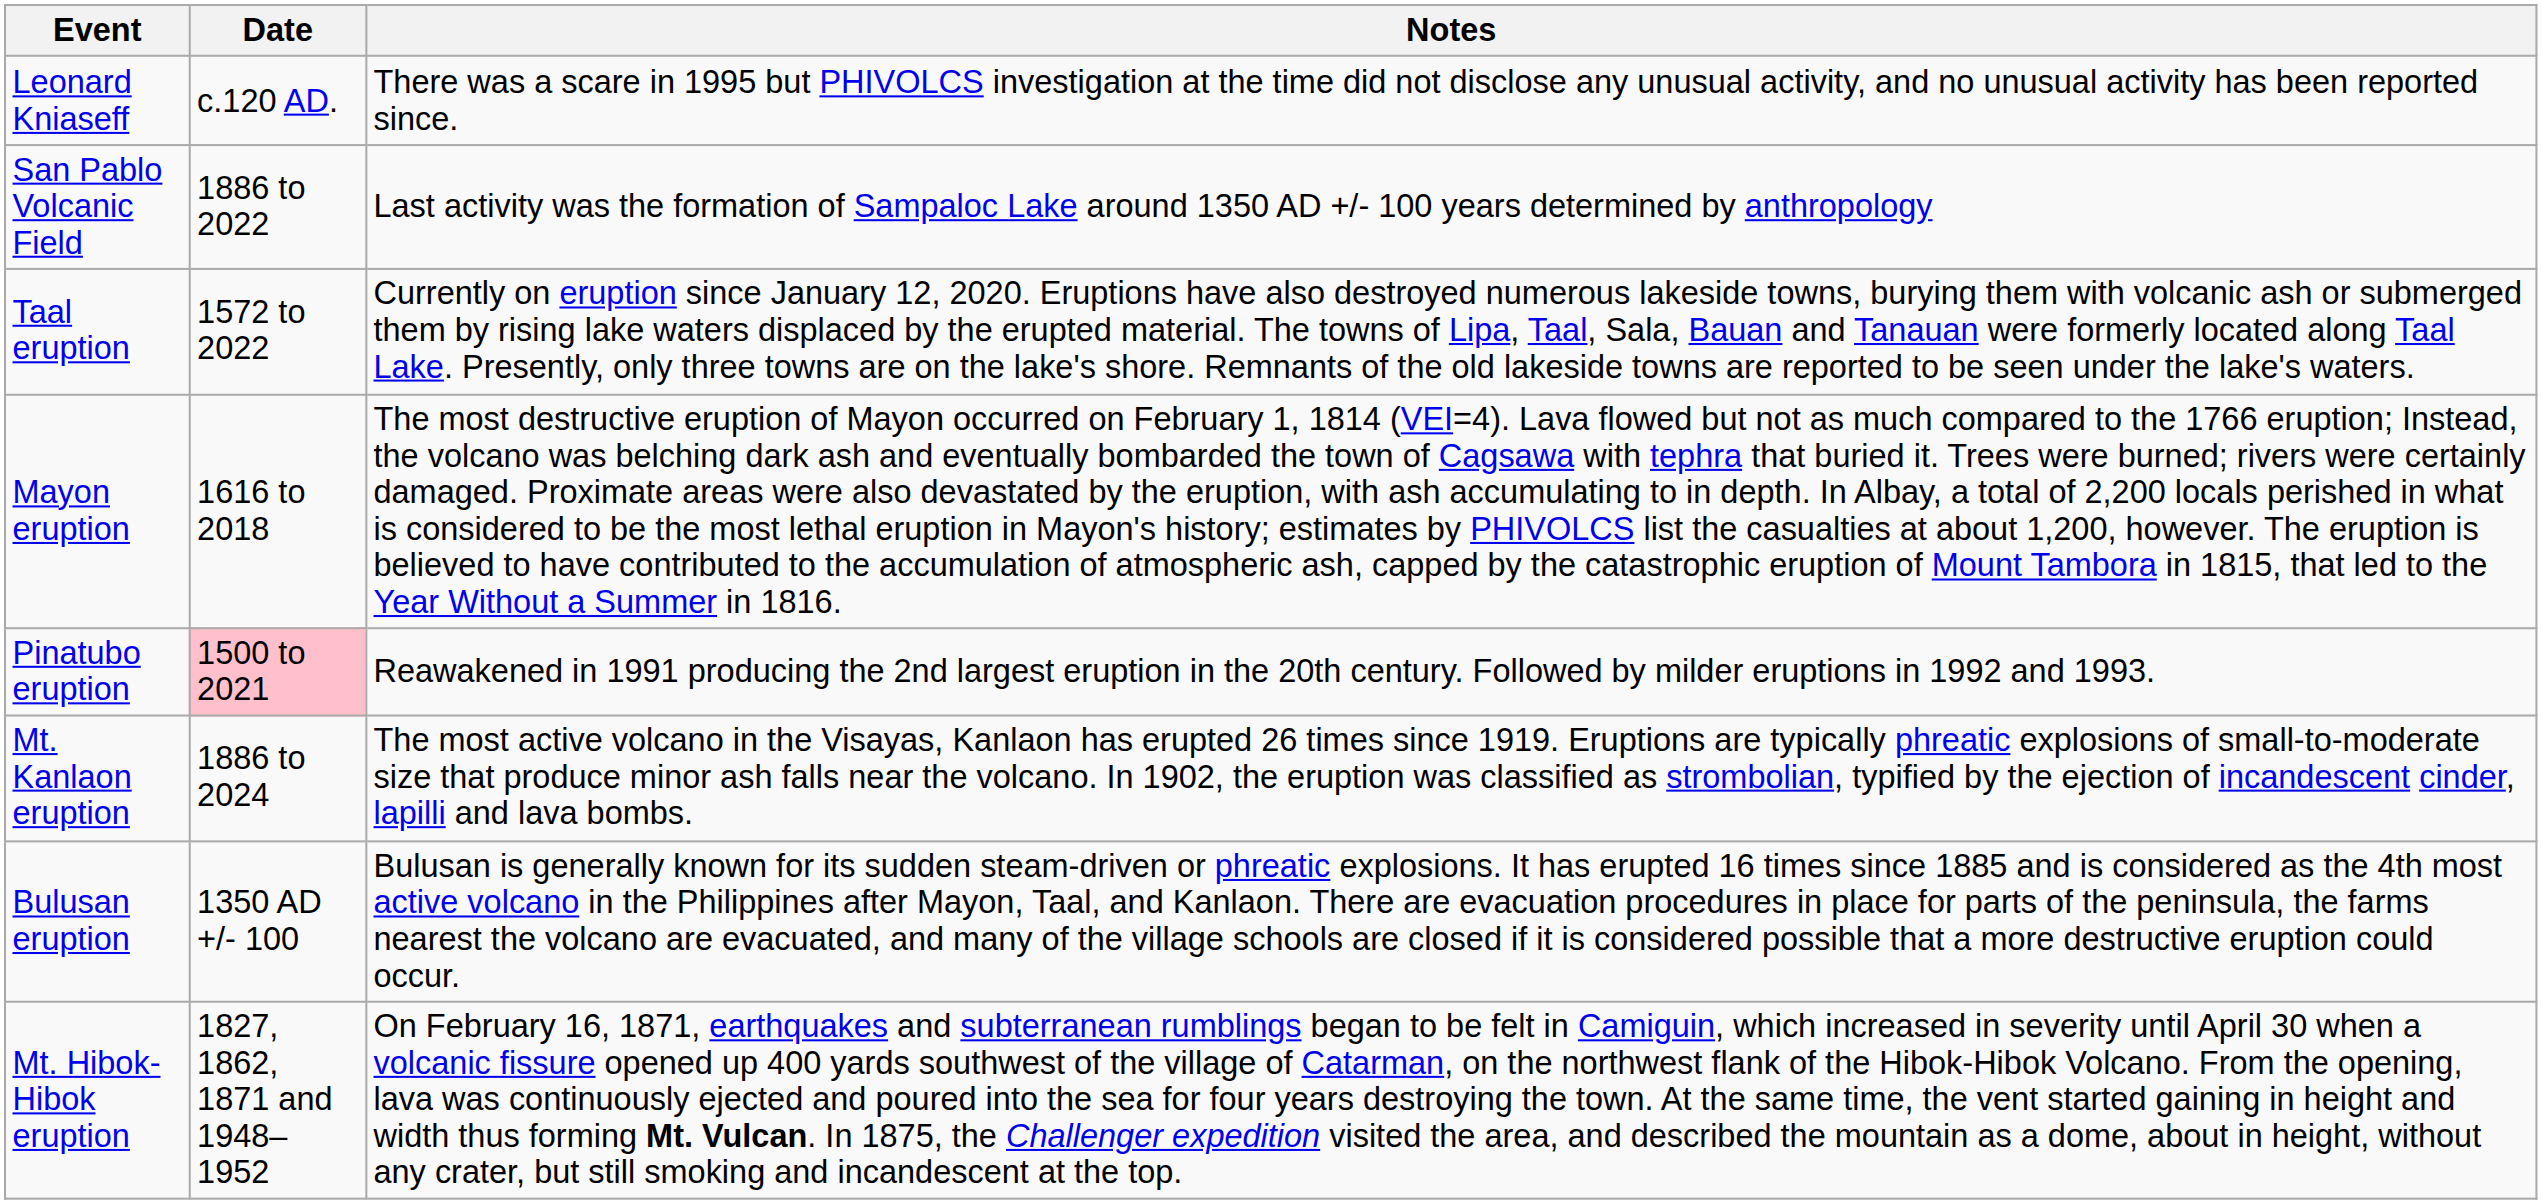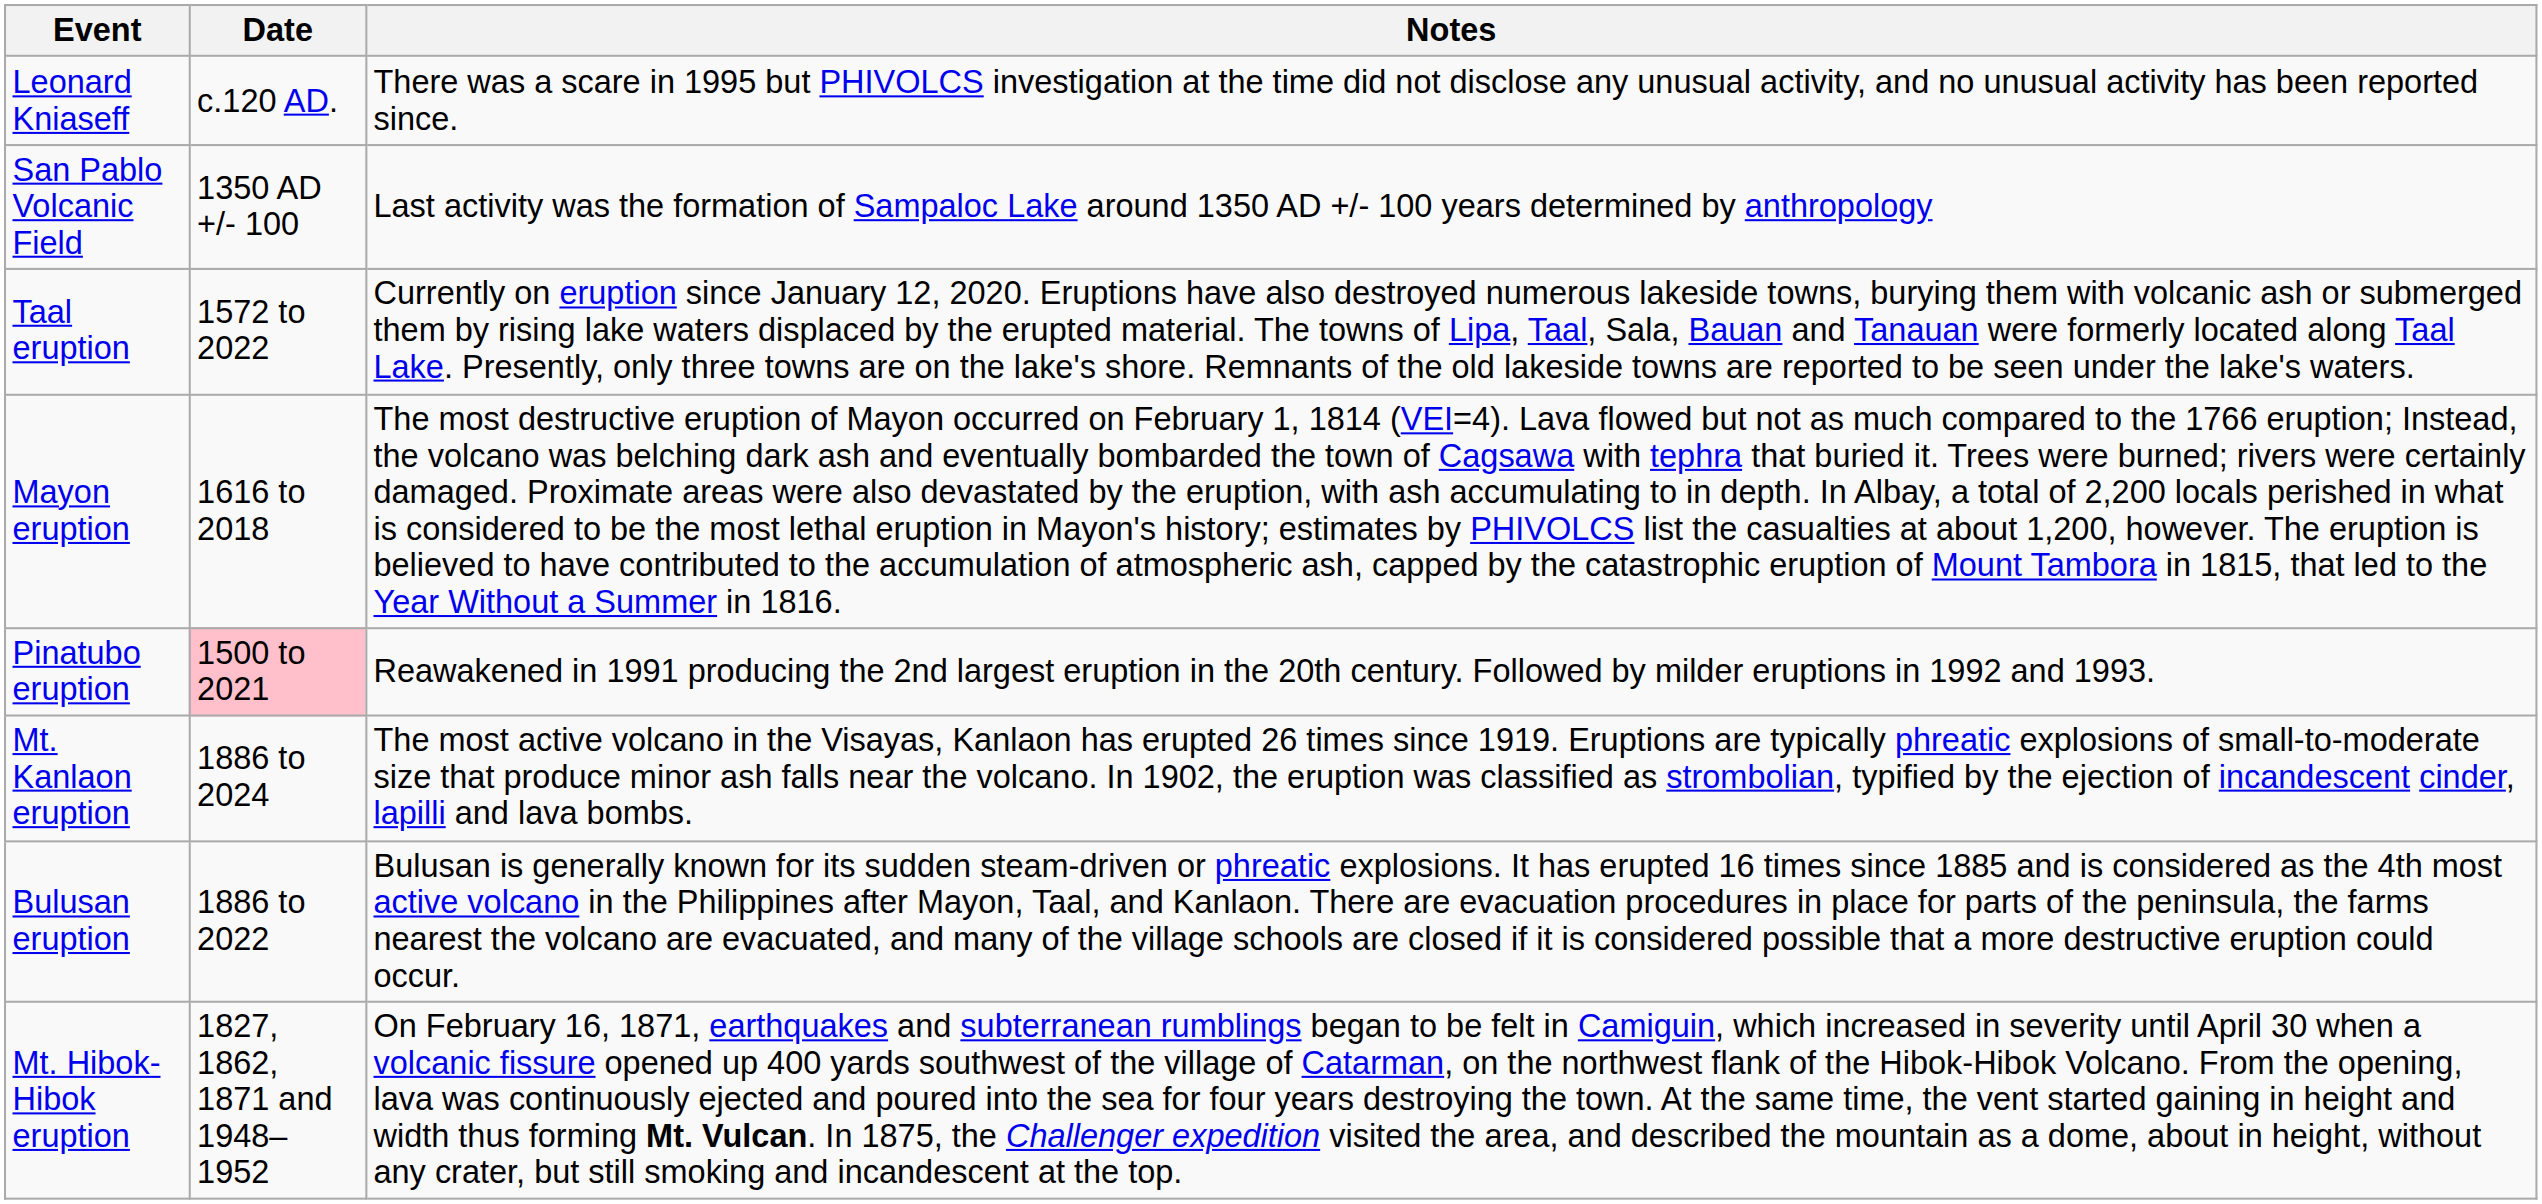(251, 206) 1886 to 2022 -> (259, 206) 1350 AD +/- 100
(259, 920) 1350 AD +/- 100 -> (251, 920) 1886 to 2022
